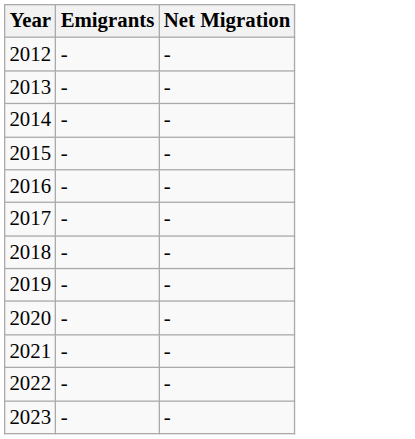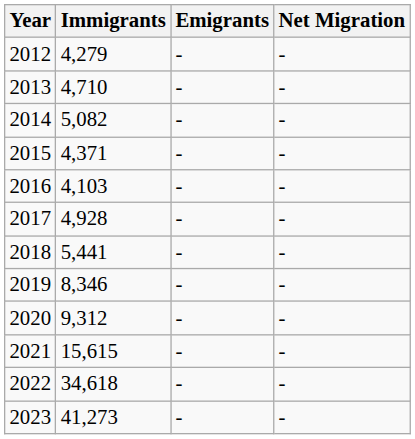+ column: (113, 20)
